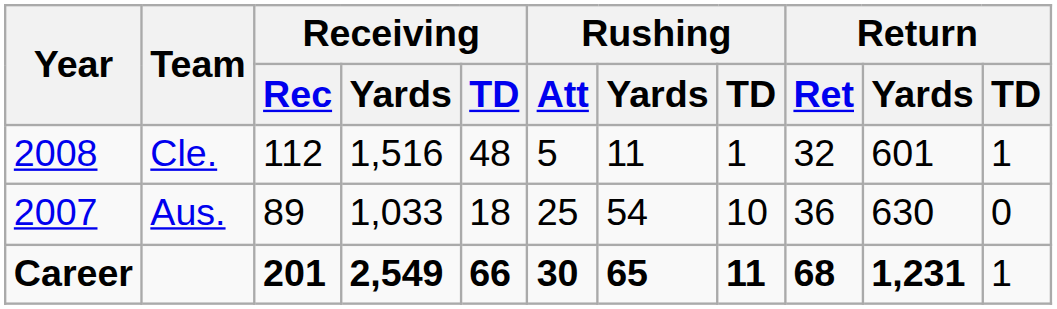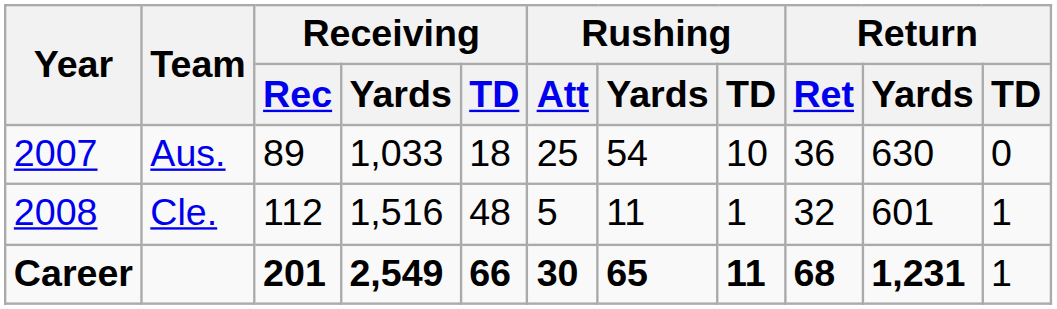rows swapped: (188, 213) <-> (184, 153)
